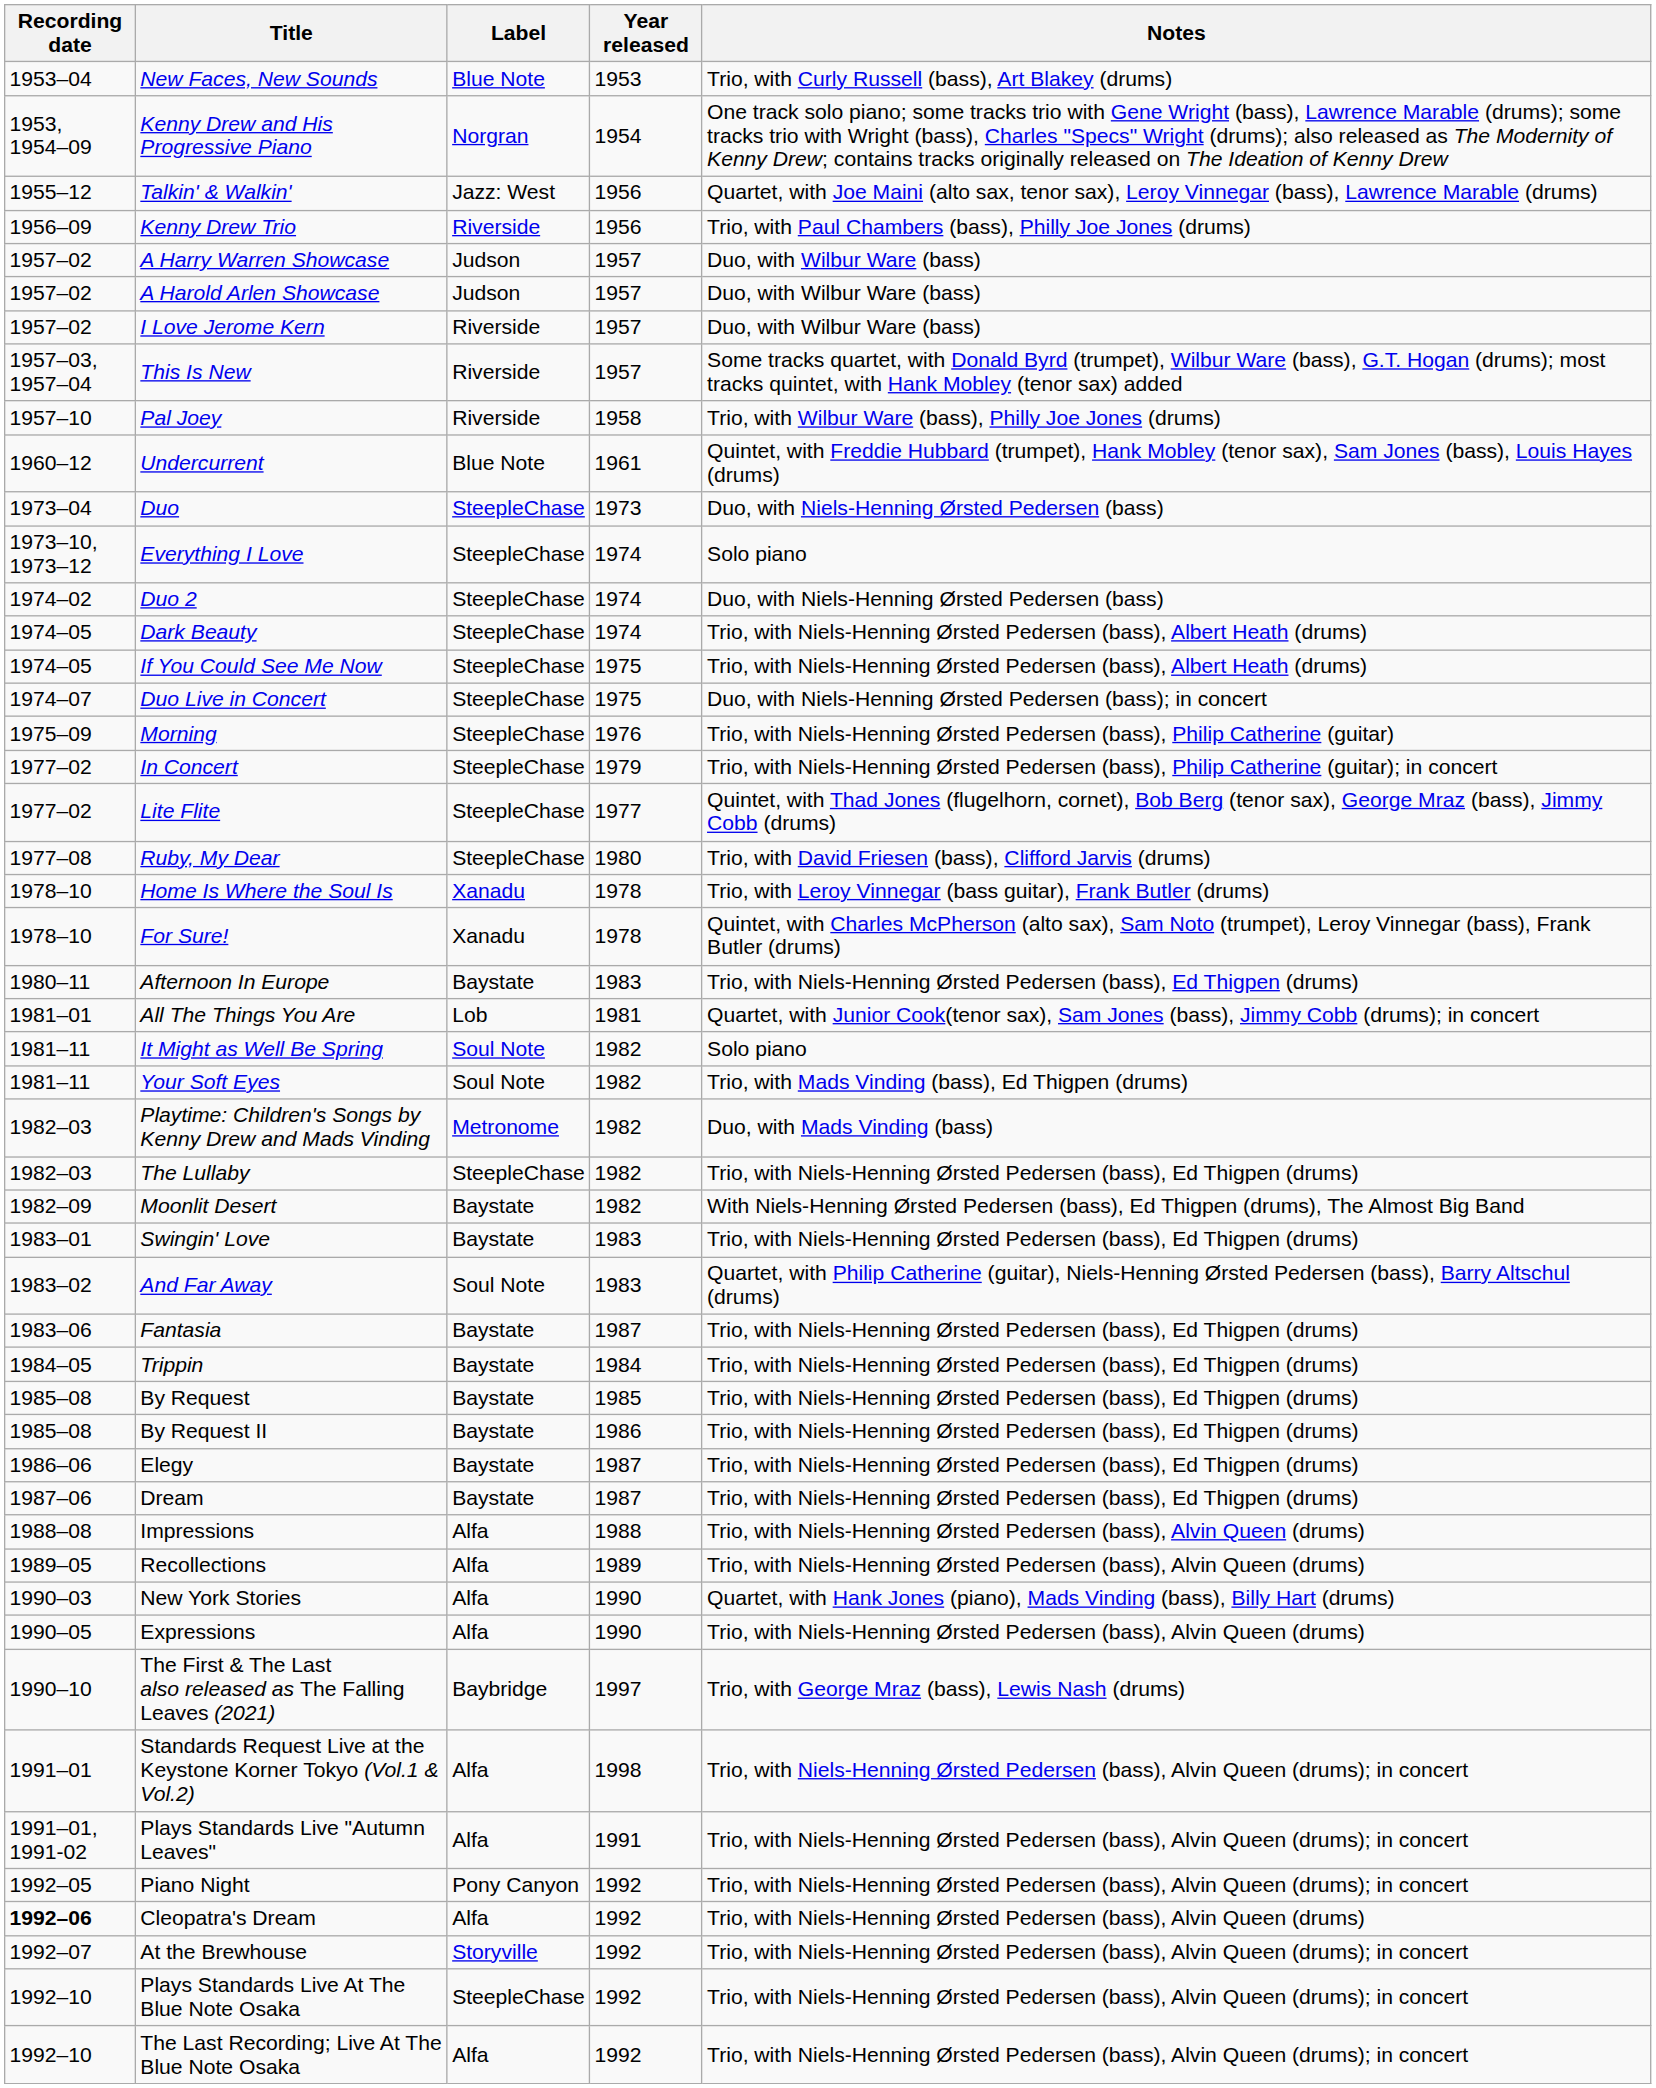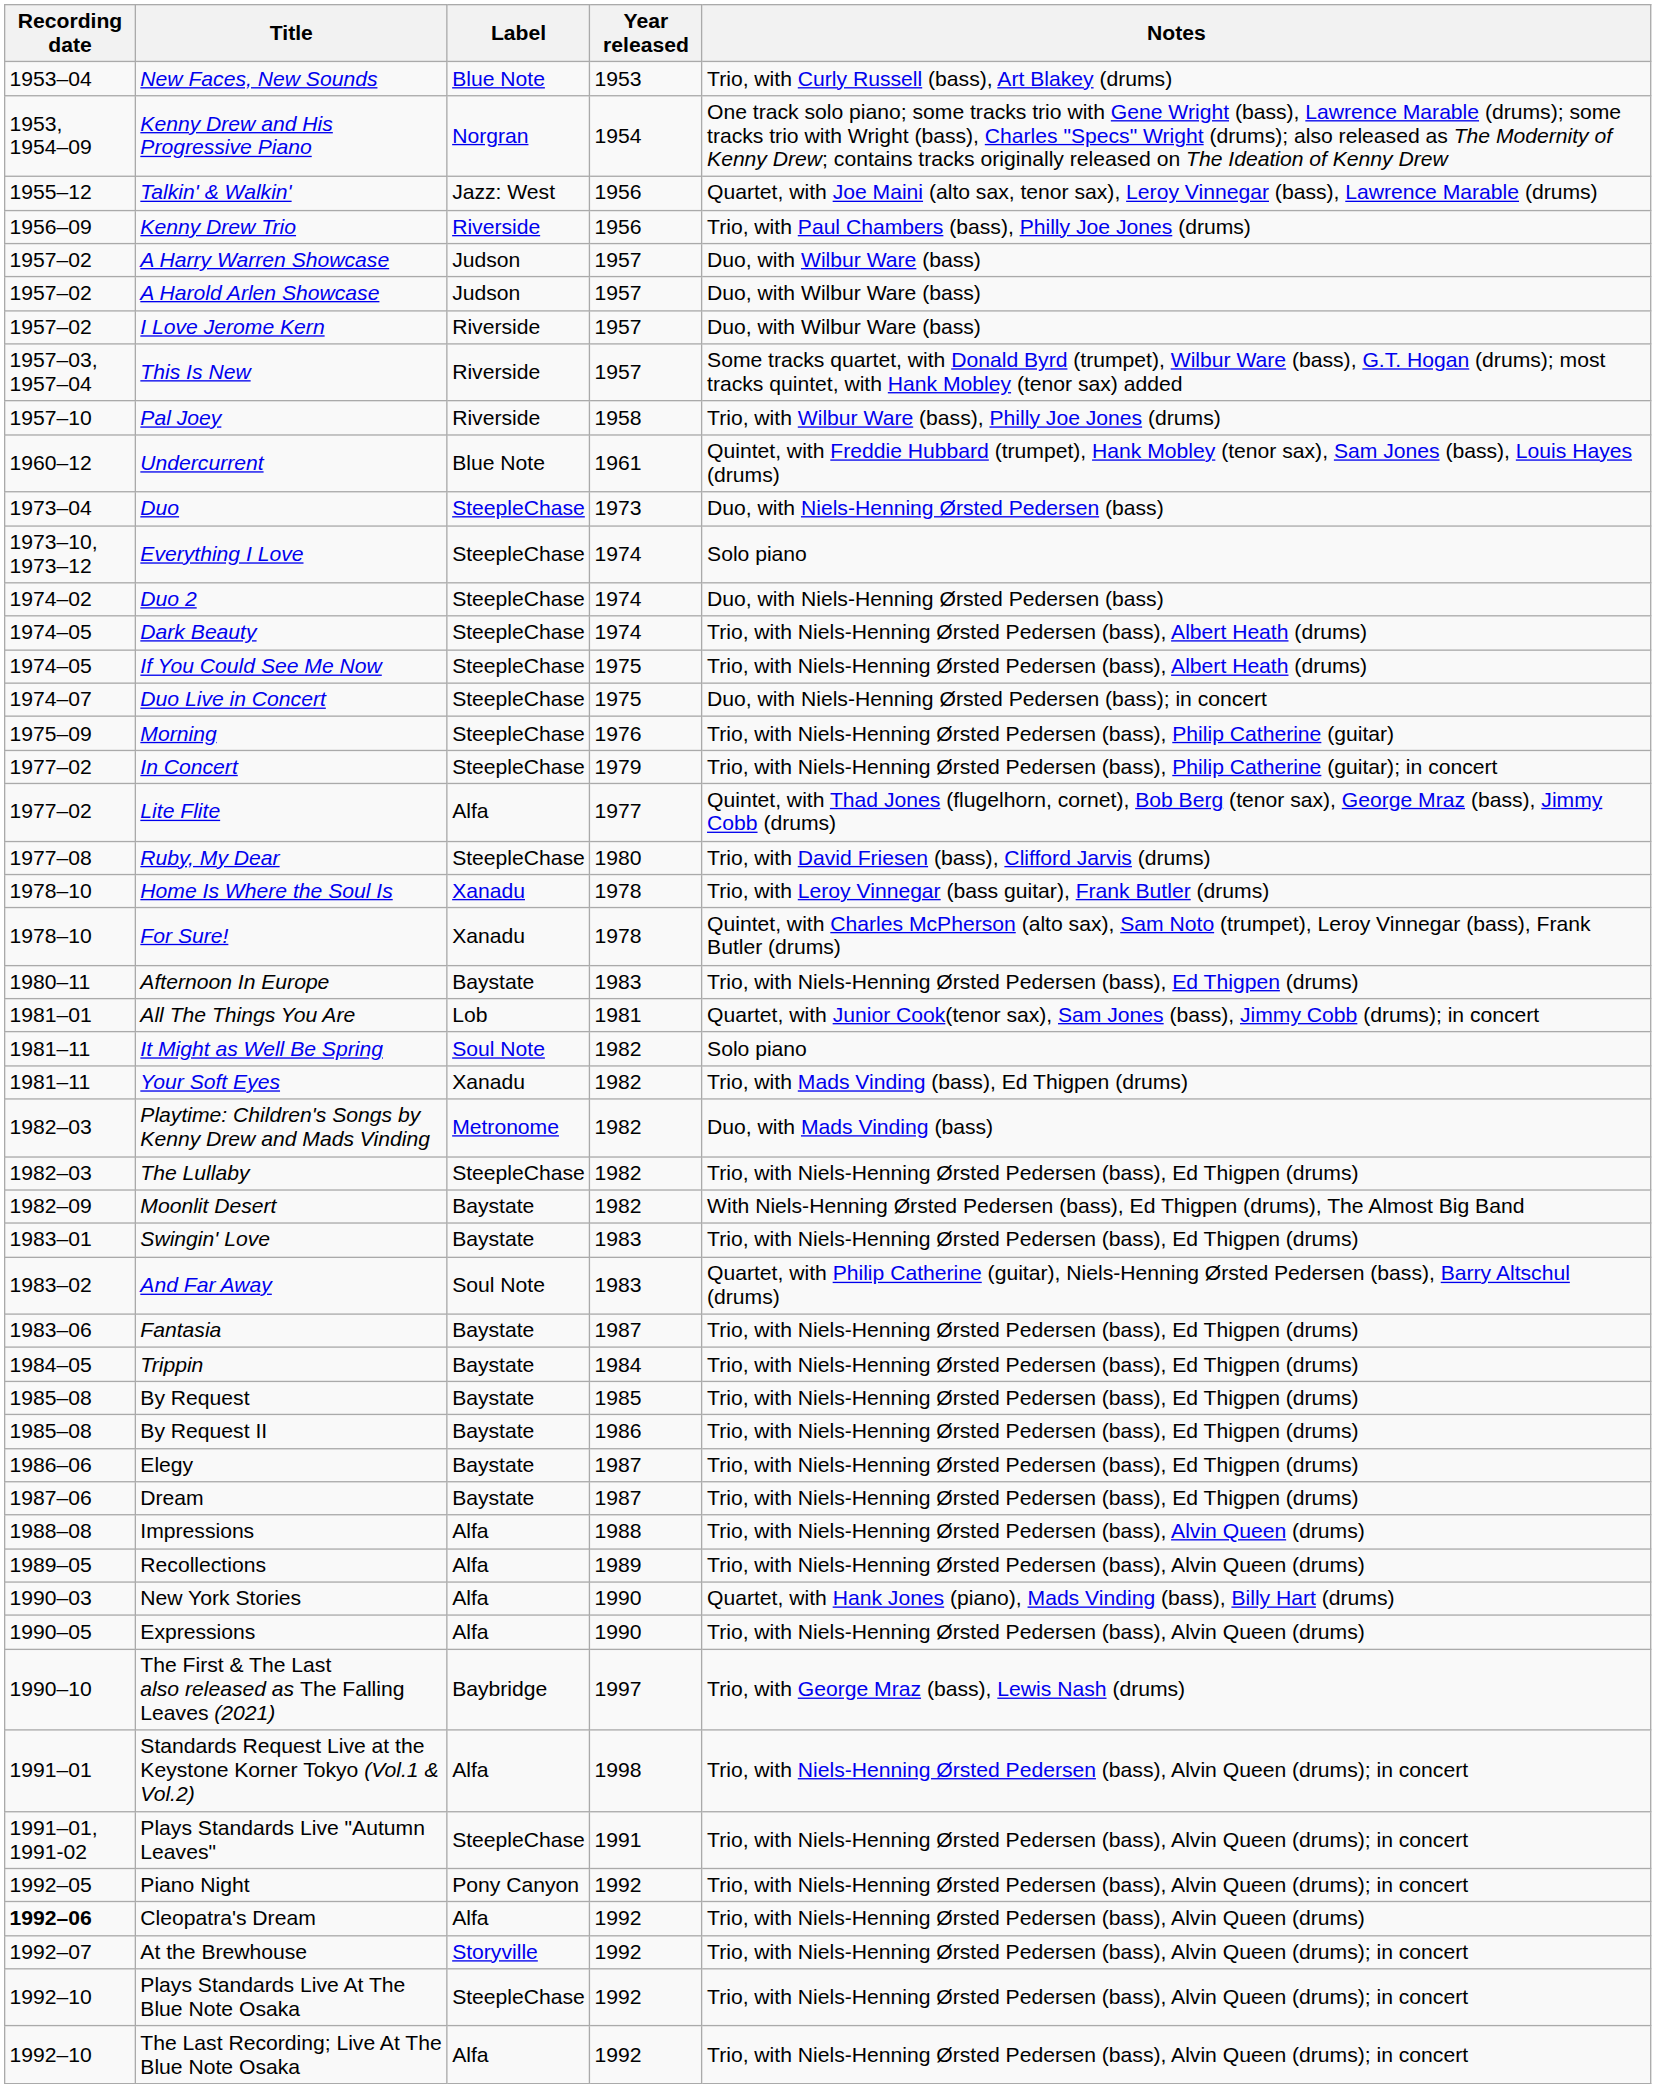(518, 812) SteepleChase -> (470, 812) Alfa
(499, 1082) Soul Note -> (489, 1082) Xanadu
(470, 1839) Alfa -> (518, 1839) SteepleChase
